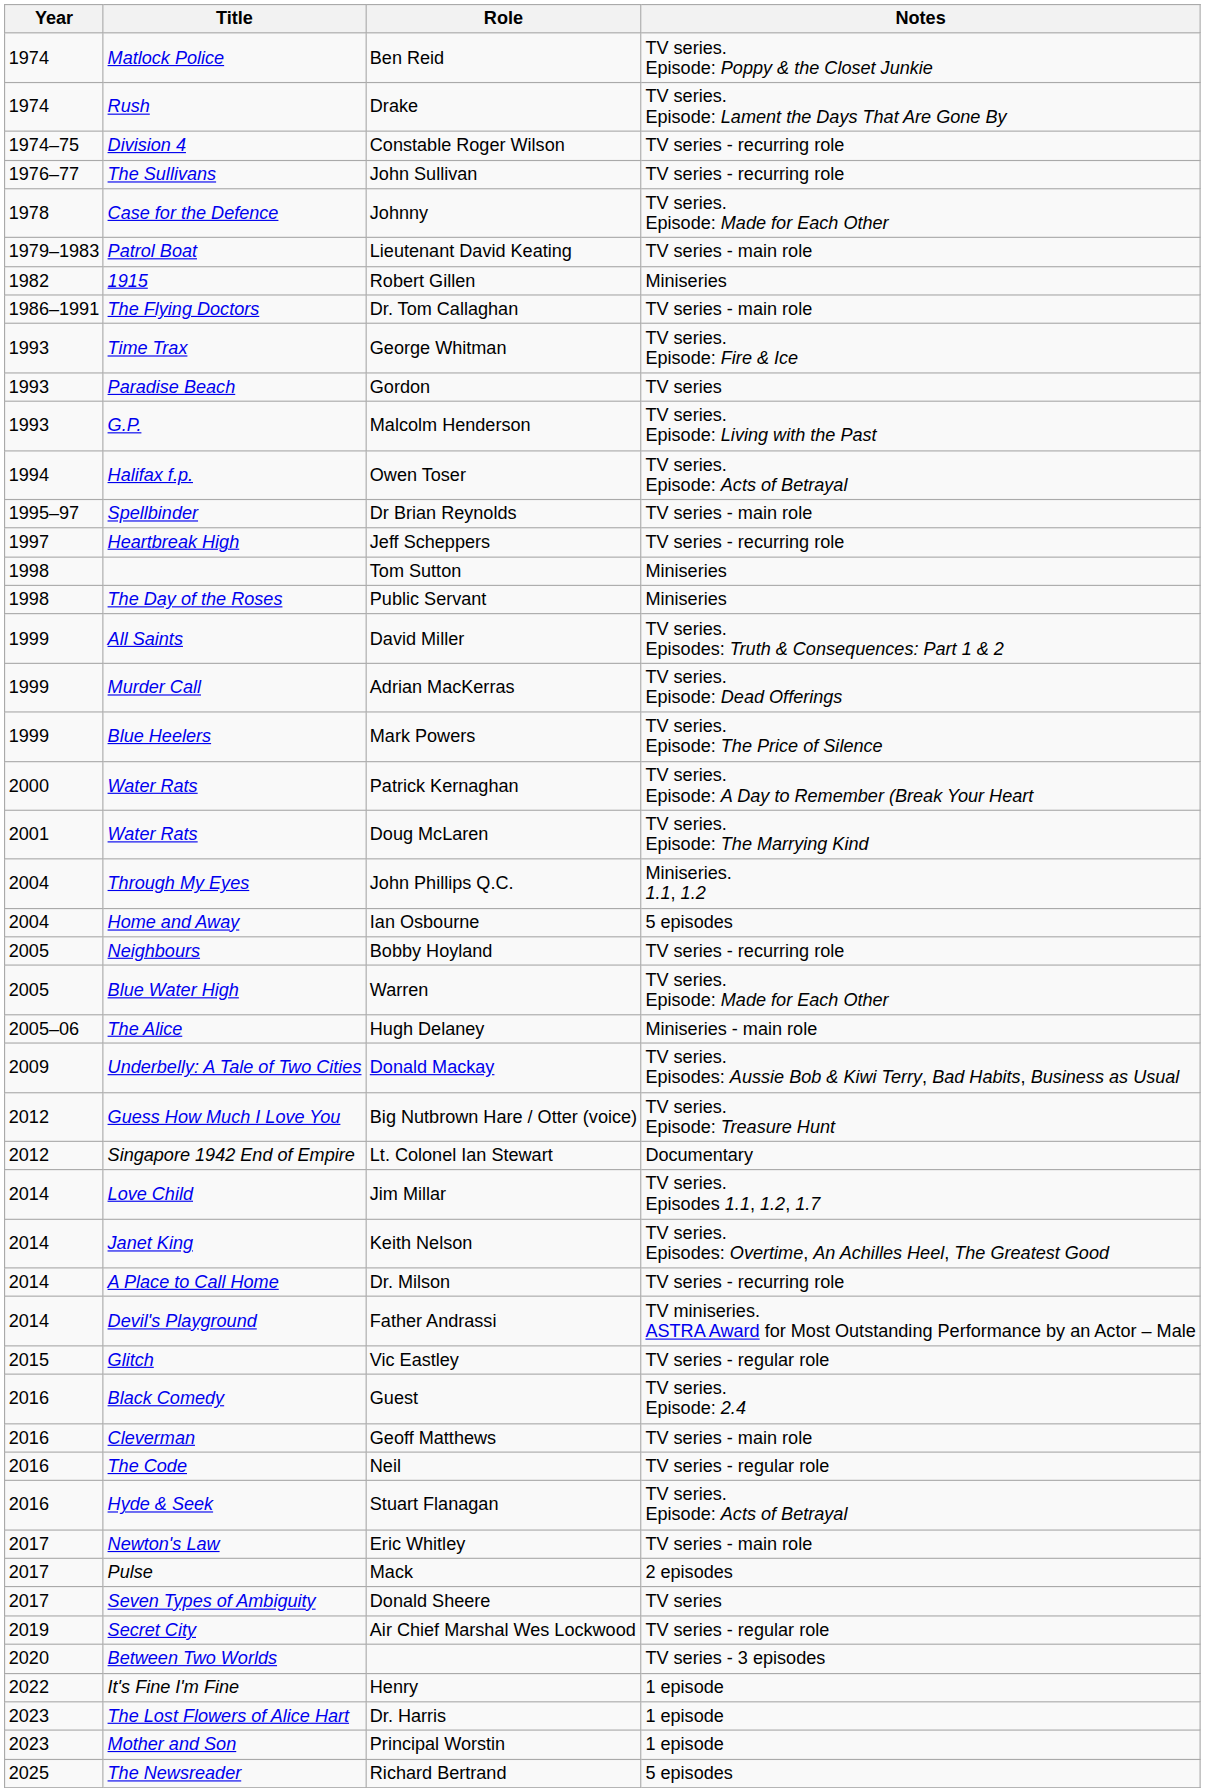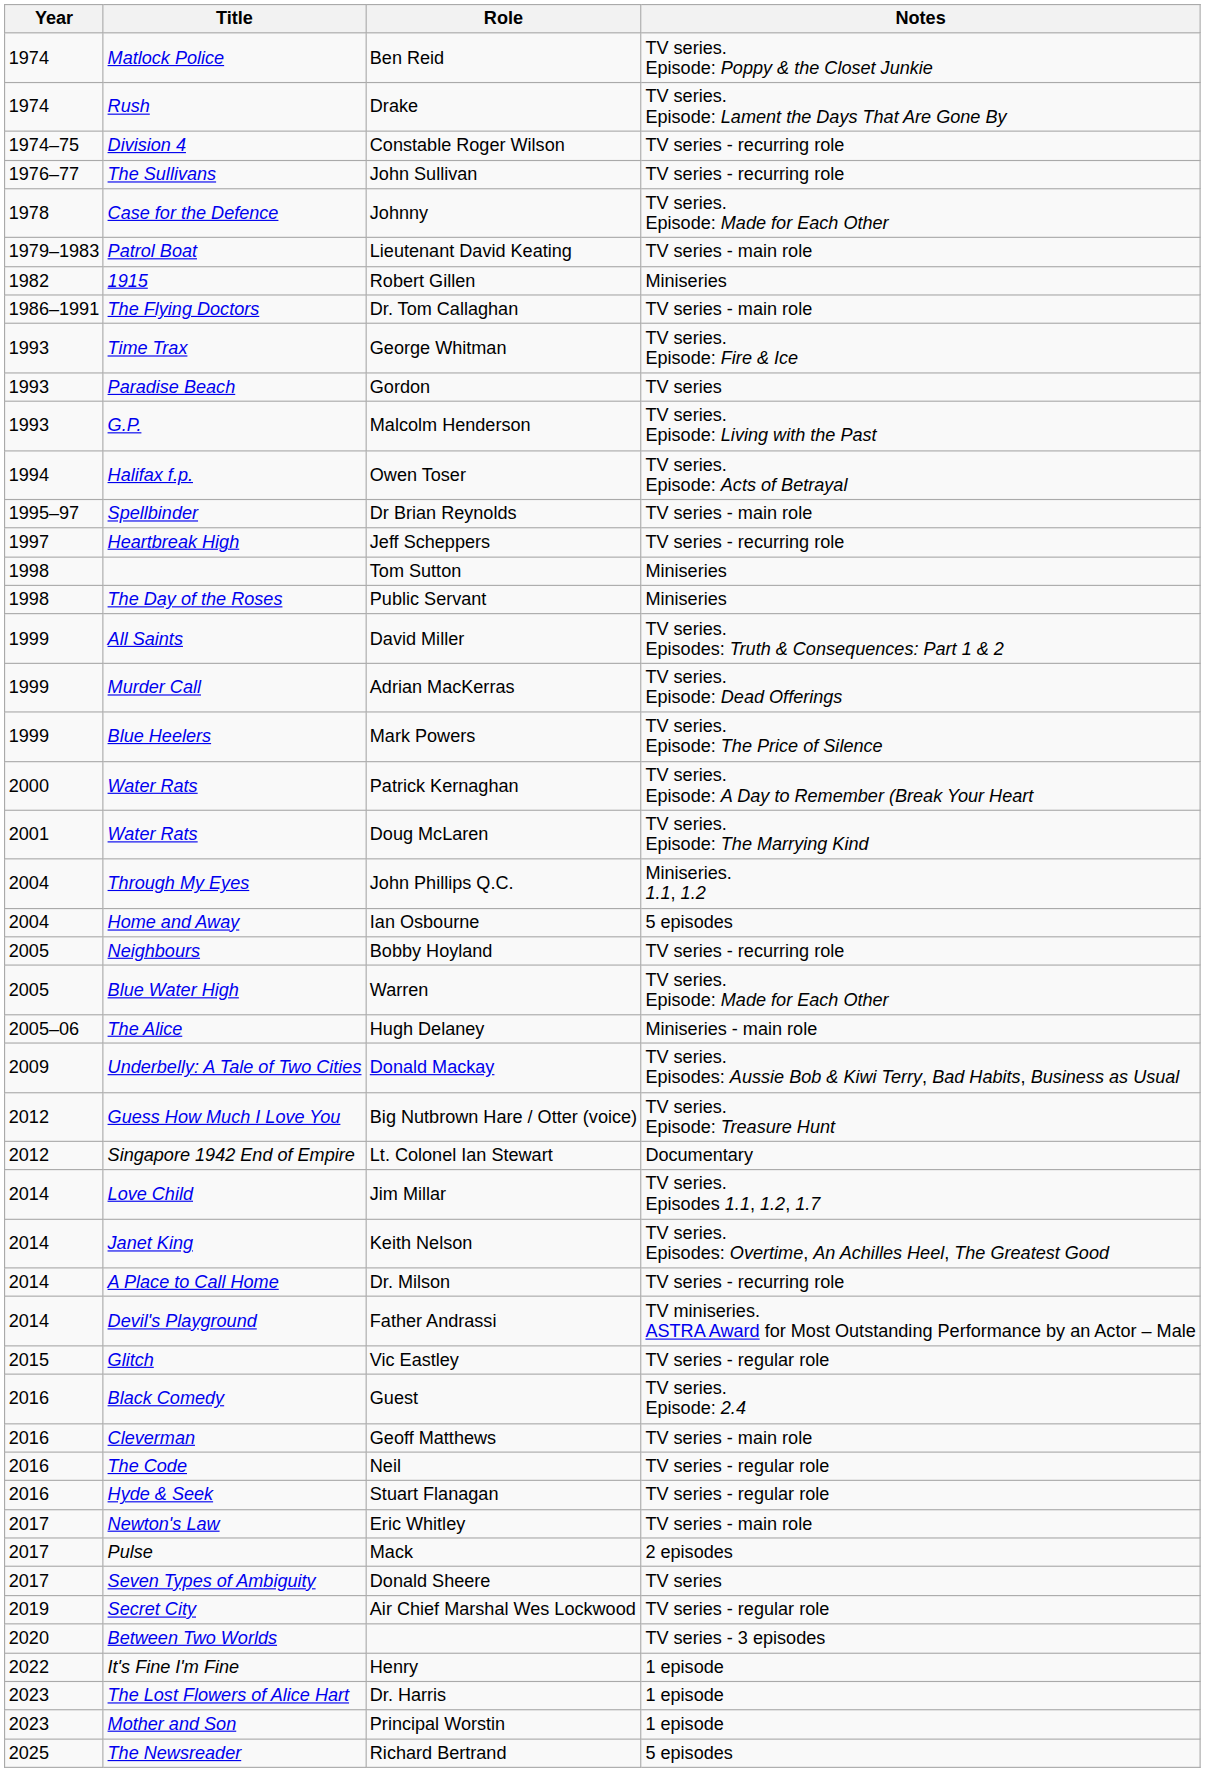(746, 1505) TV series. Episode: Acts of Betrayal -> (737, 1494) TV series - regular role
